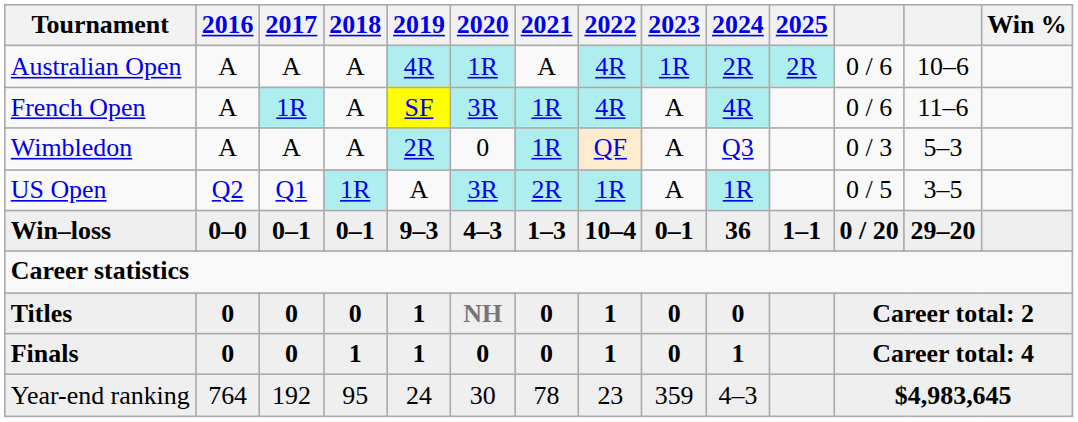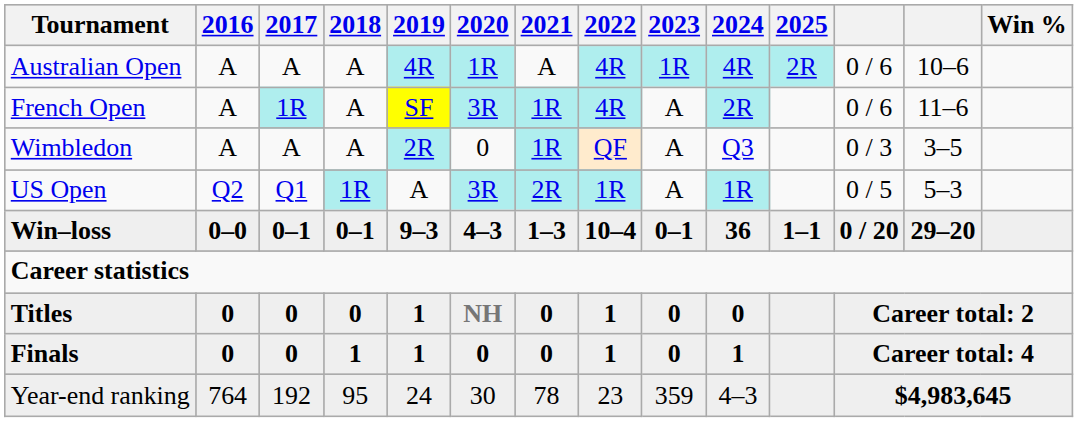(738, 66) 2R -> (738, 66) 4R
(738, 107) 4R -> (738, 107) 2R
(943, 148) 5–3 -> (943, 148) 3–5
(943, 189) 3–5 -> (943, 189) 5–3
